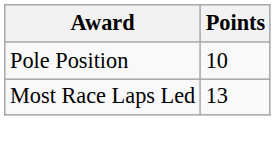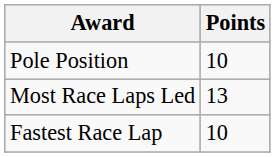+ row: (86, 133)
